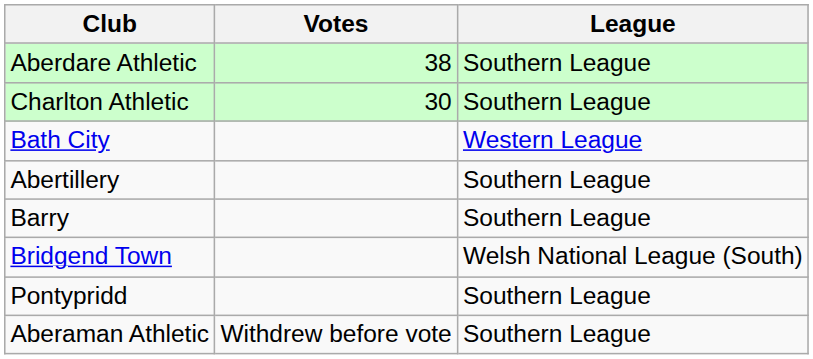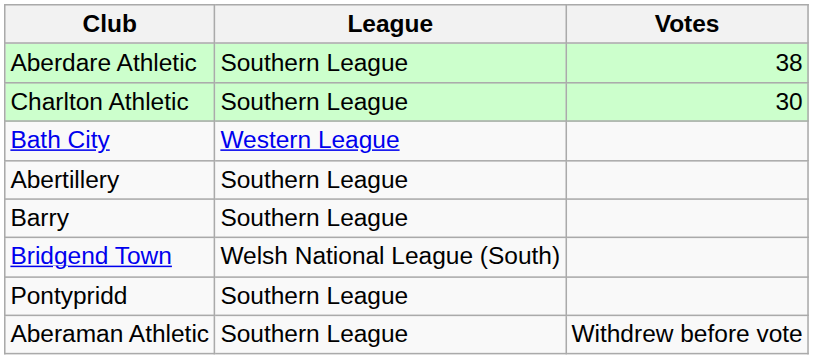columns swapped: (633, 23) <-> (336, 23)
